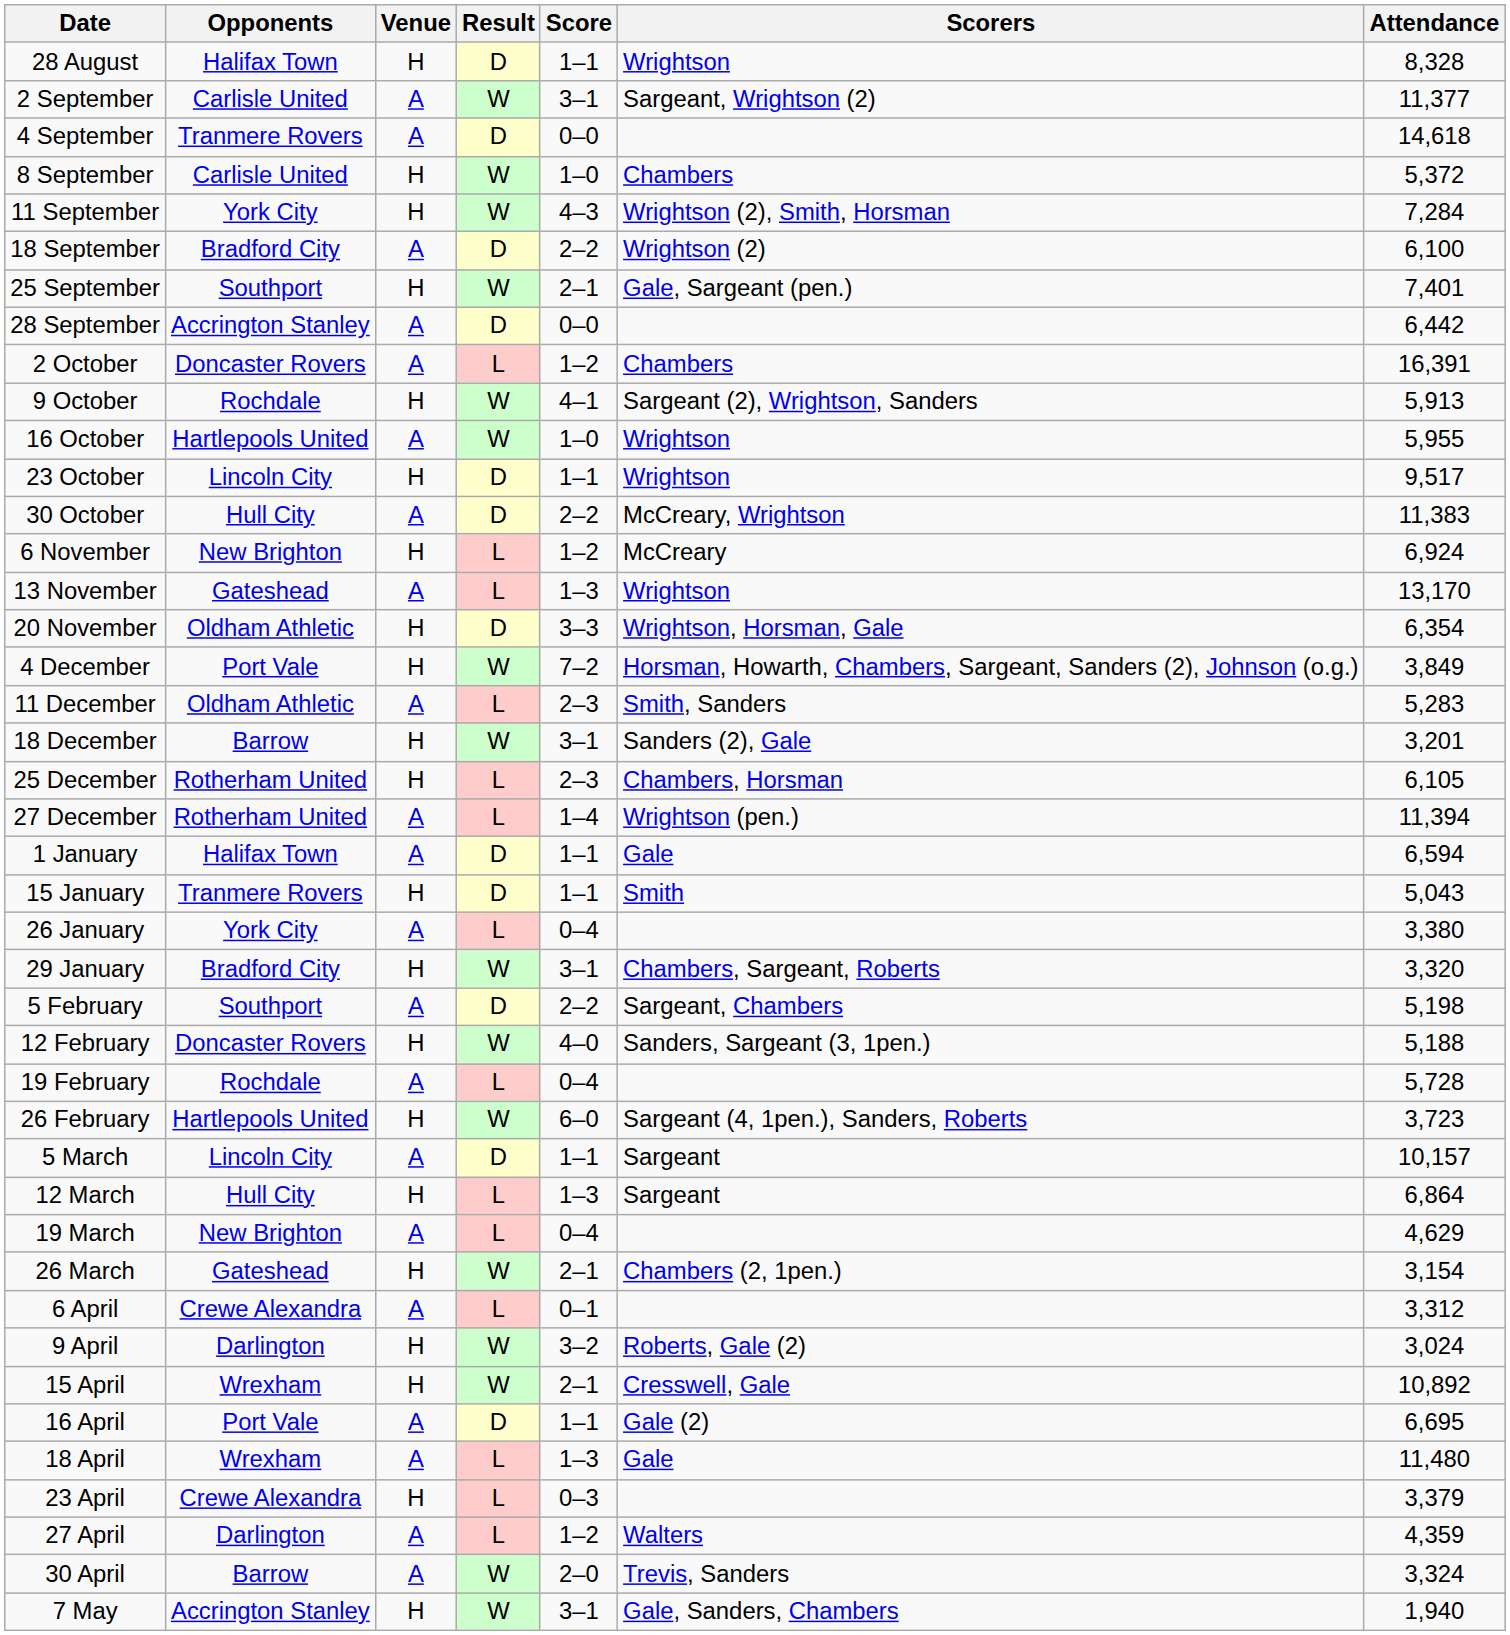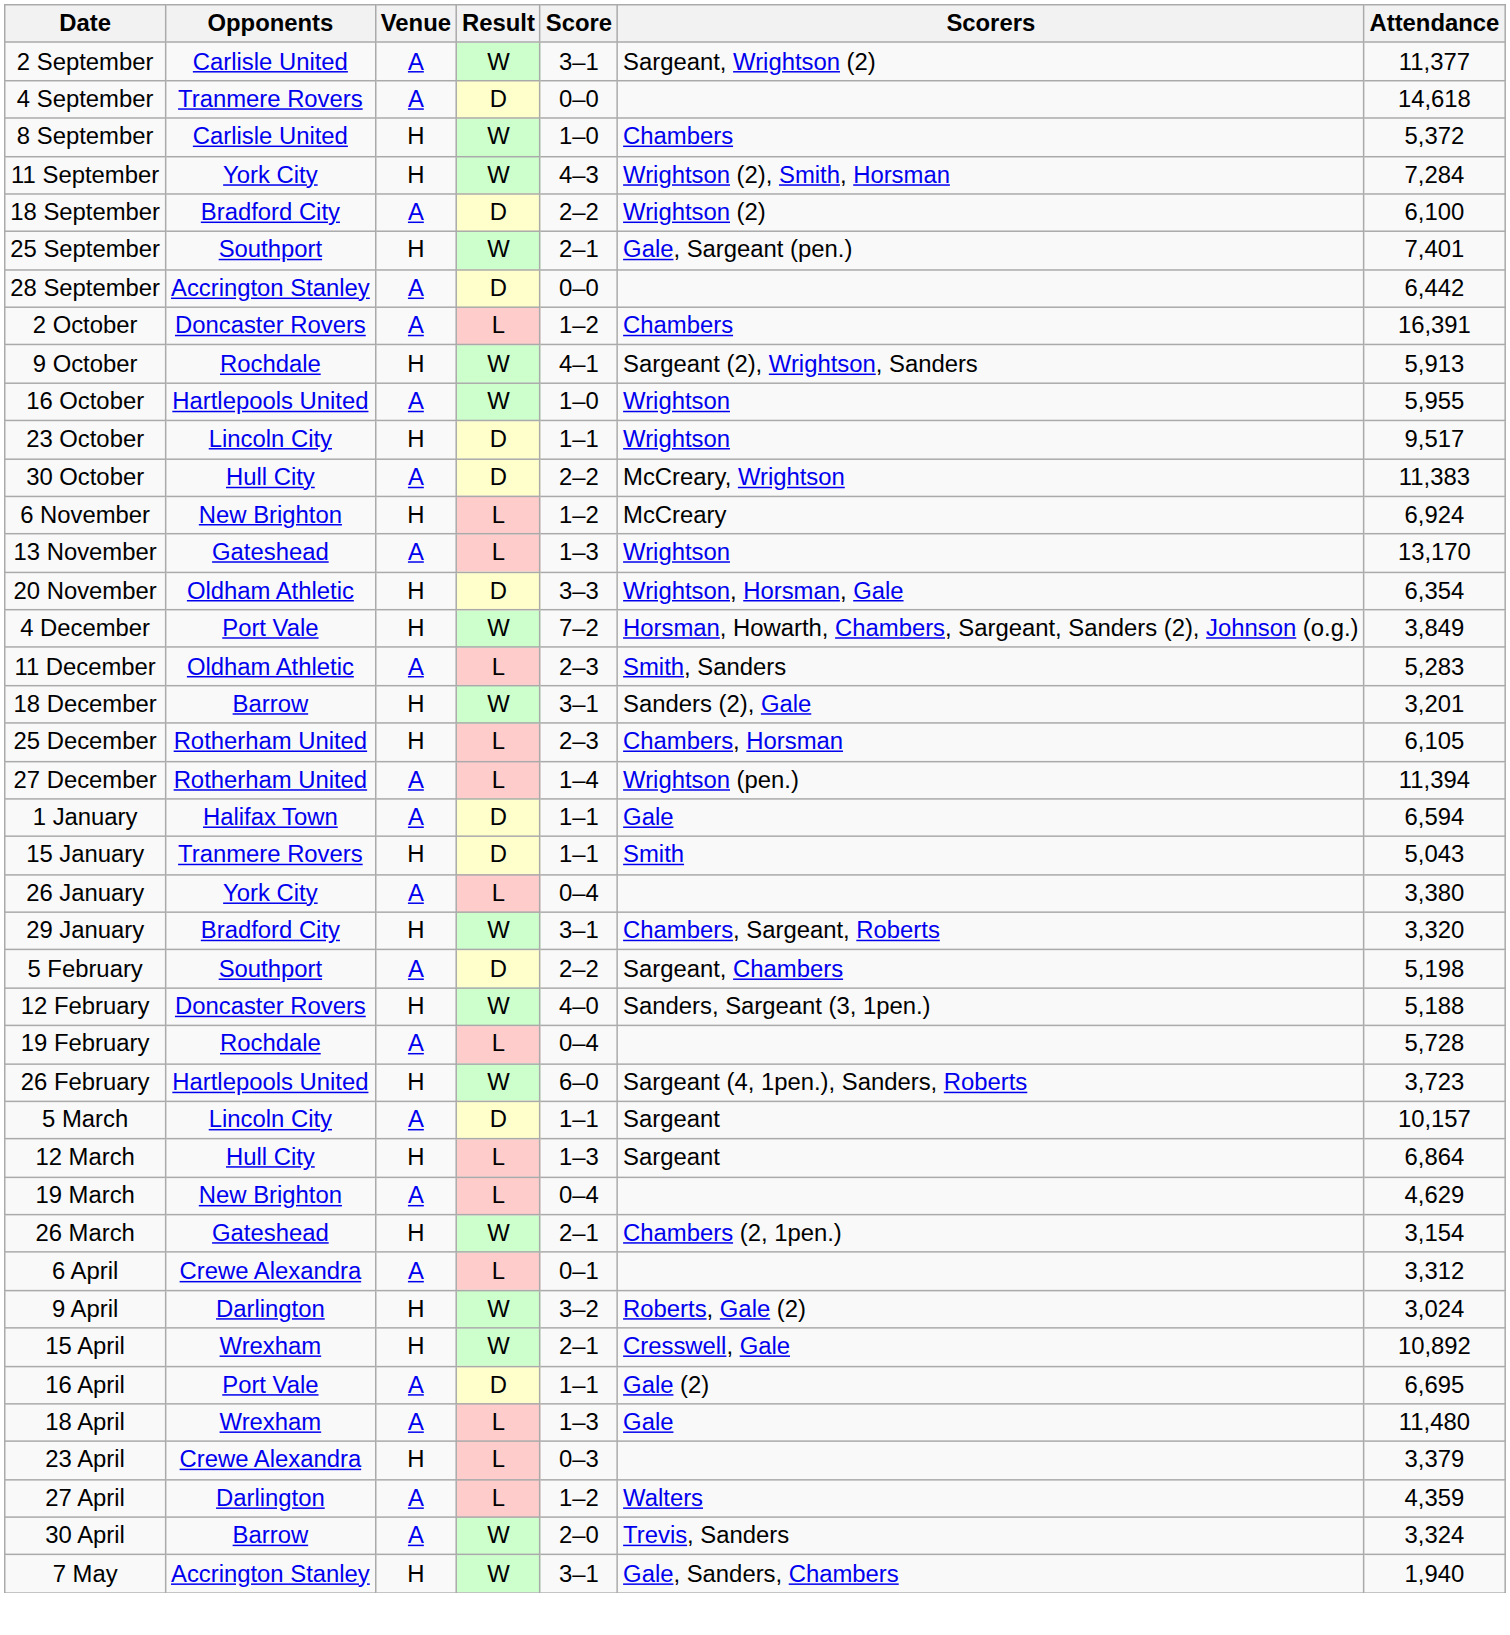- row: (85, 61)
